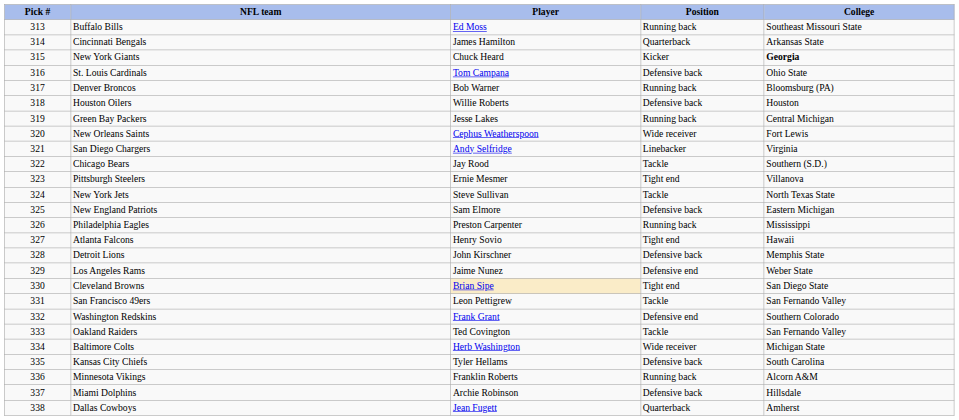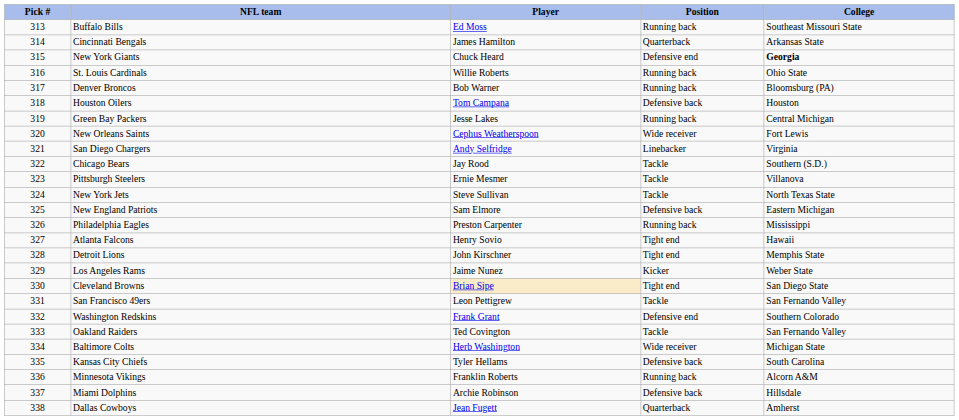(656, 57) Kicker -> (670, 57) Defensive end
(481, 73) Tom Campana -> (481, 73) Willie Roberts
(673, 73) Defensive back -> (670, 73) Running back
(481, 103) Willie Roberts -> (481, 103) Tom Campana
(661, 179) Tight end -> (656, 179) Tackle
(673, 255) Defensive back -> (661, 255) Tight end
(670, 270) Defensive end -> (656, 270) Kicker
